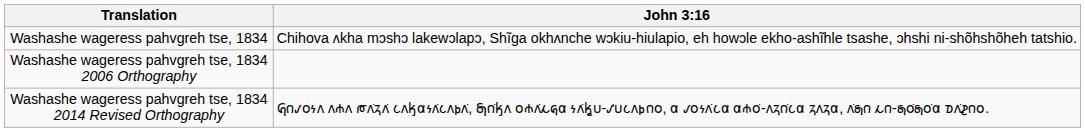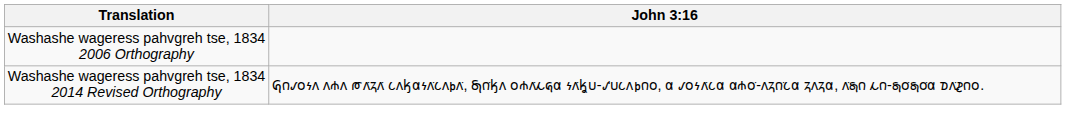- row: (139, 38)
